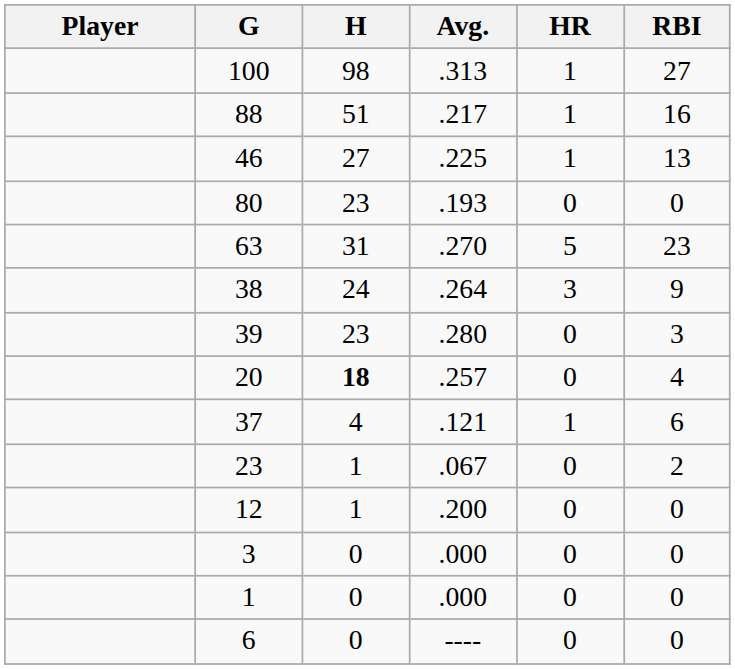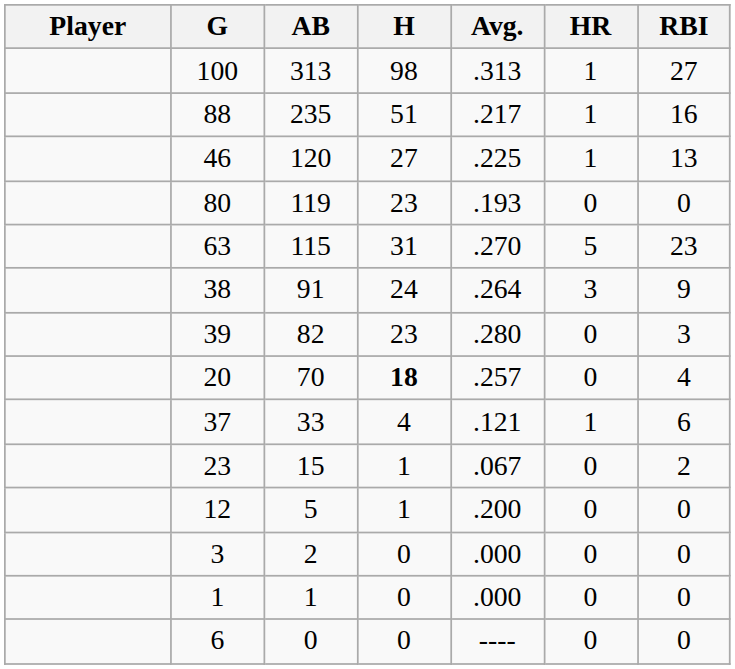+ column: (311, 26)
